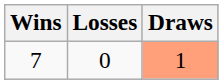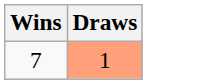- column: (105, 23)
